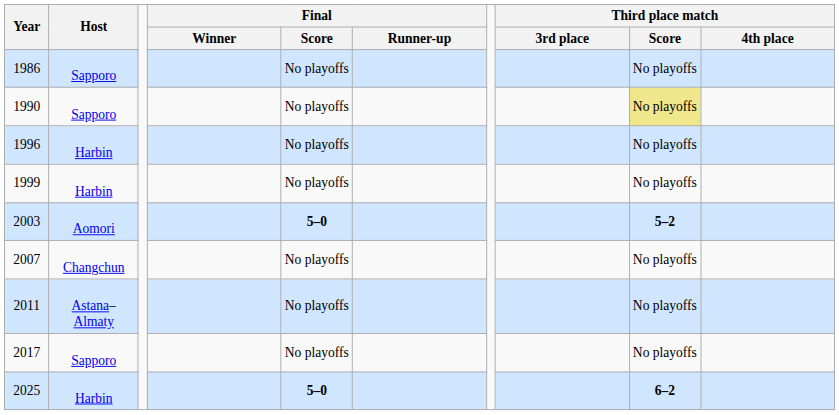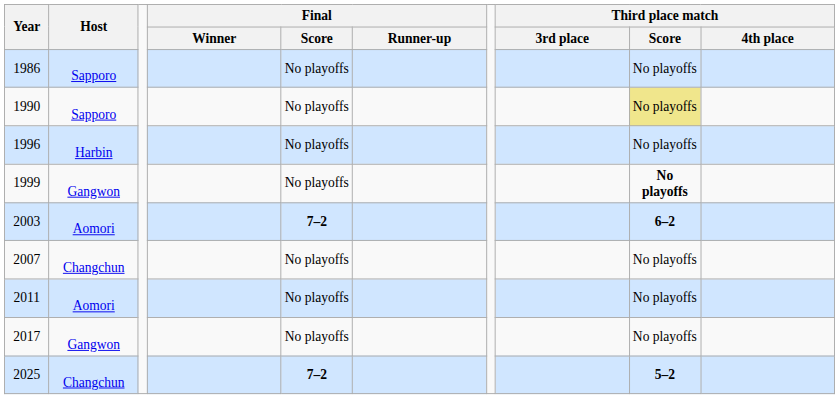(94, 191) Harbin -> (94, 191) Gangwon
(665, 183) normal -> (665, 183) bold
(317, 221) 5–0 -> (317, 221) 7–2
(665, 221) 5–2 -> (665, 221) 6–2
(94, 314) Astana–Almaty -> (94, 306) Aomori
(94, 360) Sapporo -> (94, 344) Gangwon
(94, 399) Harbin -> (94, 383) Changchun
(317, 391) 5–0 -> (317, 375) 7–2
(665, 391) 6–2 -> (665, 375) 5–2
